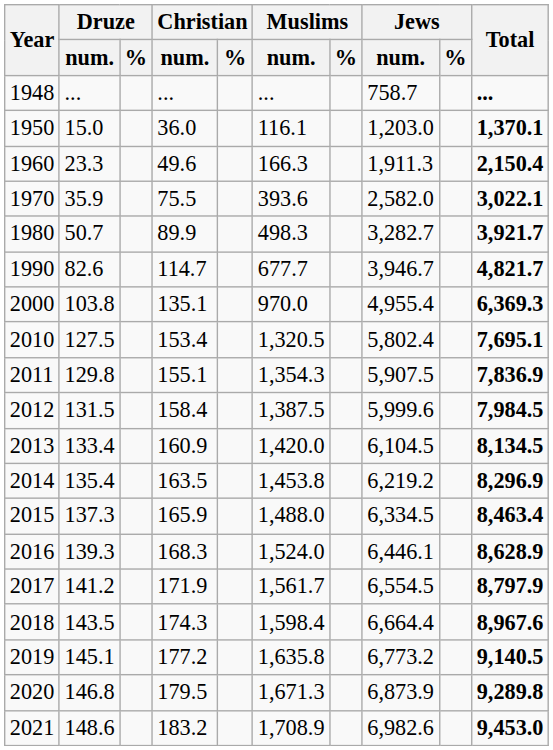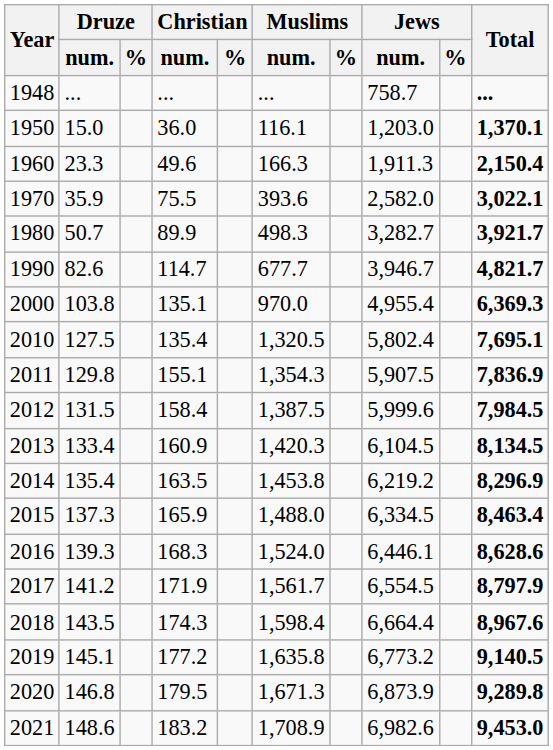(182, 339) 153.4 -> (182, 339) 135.4
(291, 445) 1,420.0 -> (291, 445) 1,420.3
(510, 551) 8,628.9 -> (510, 551) 8,628.6
